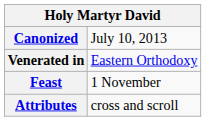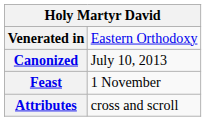rows swapped: (46, 60) <-> (46, 37)
